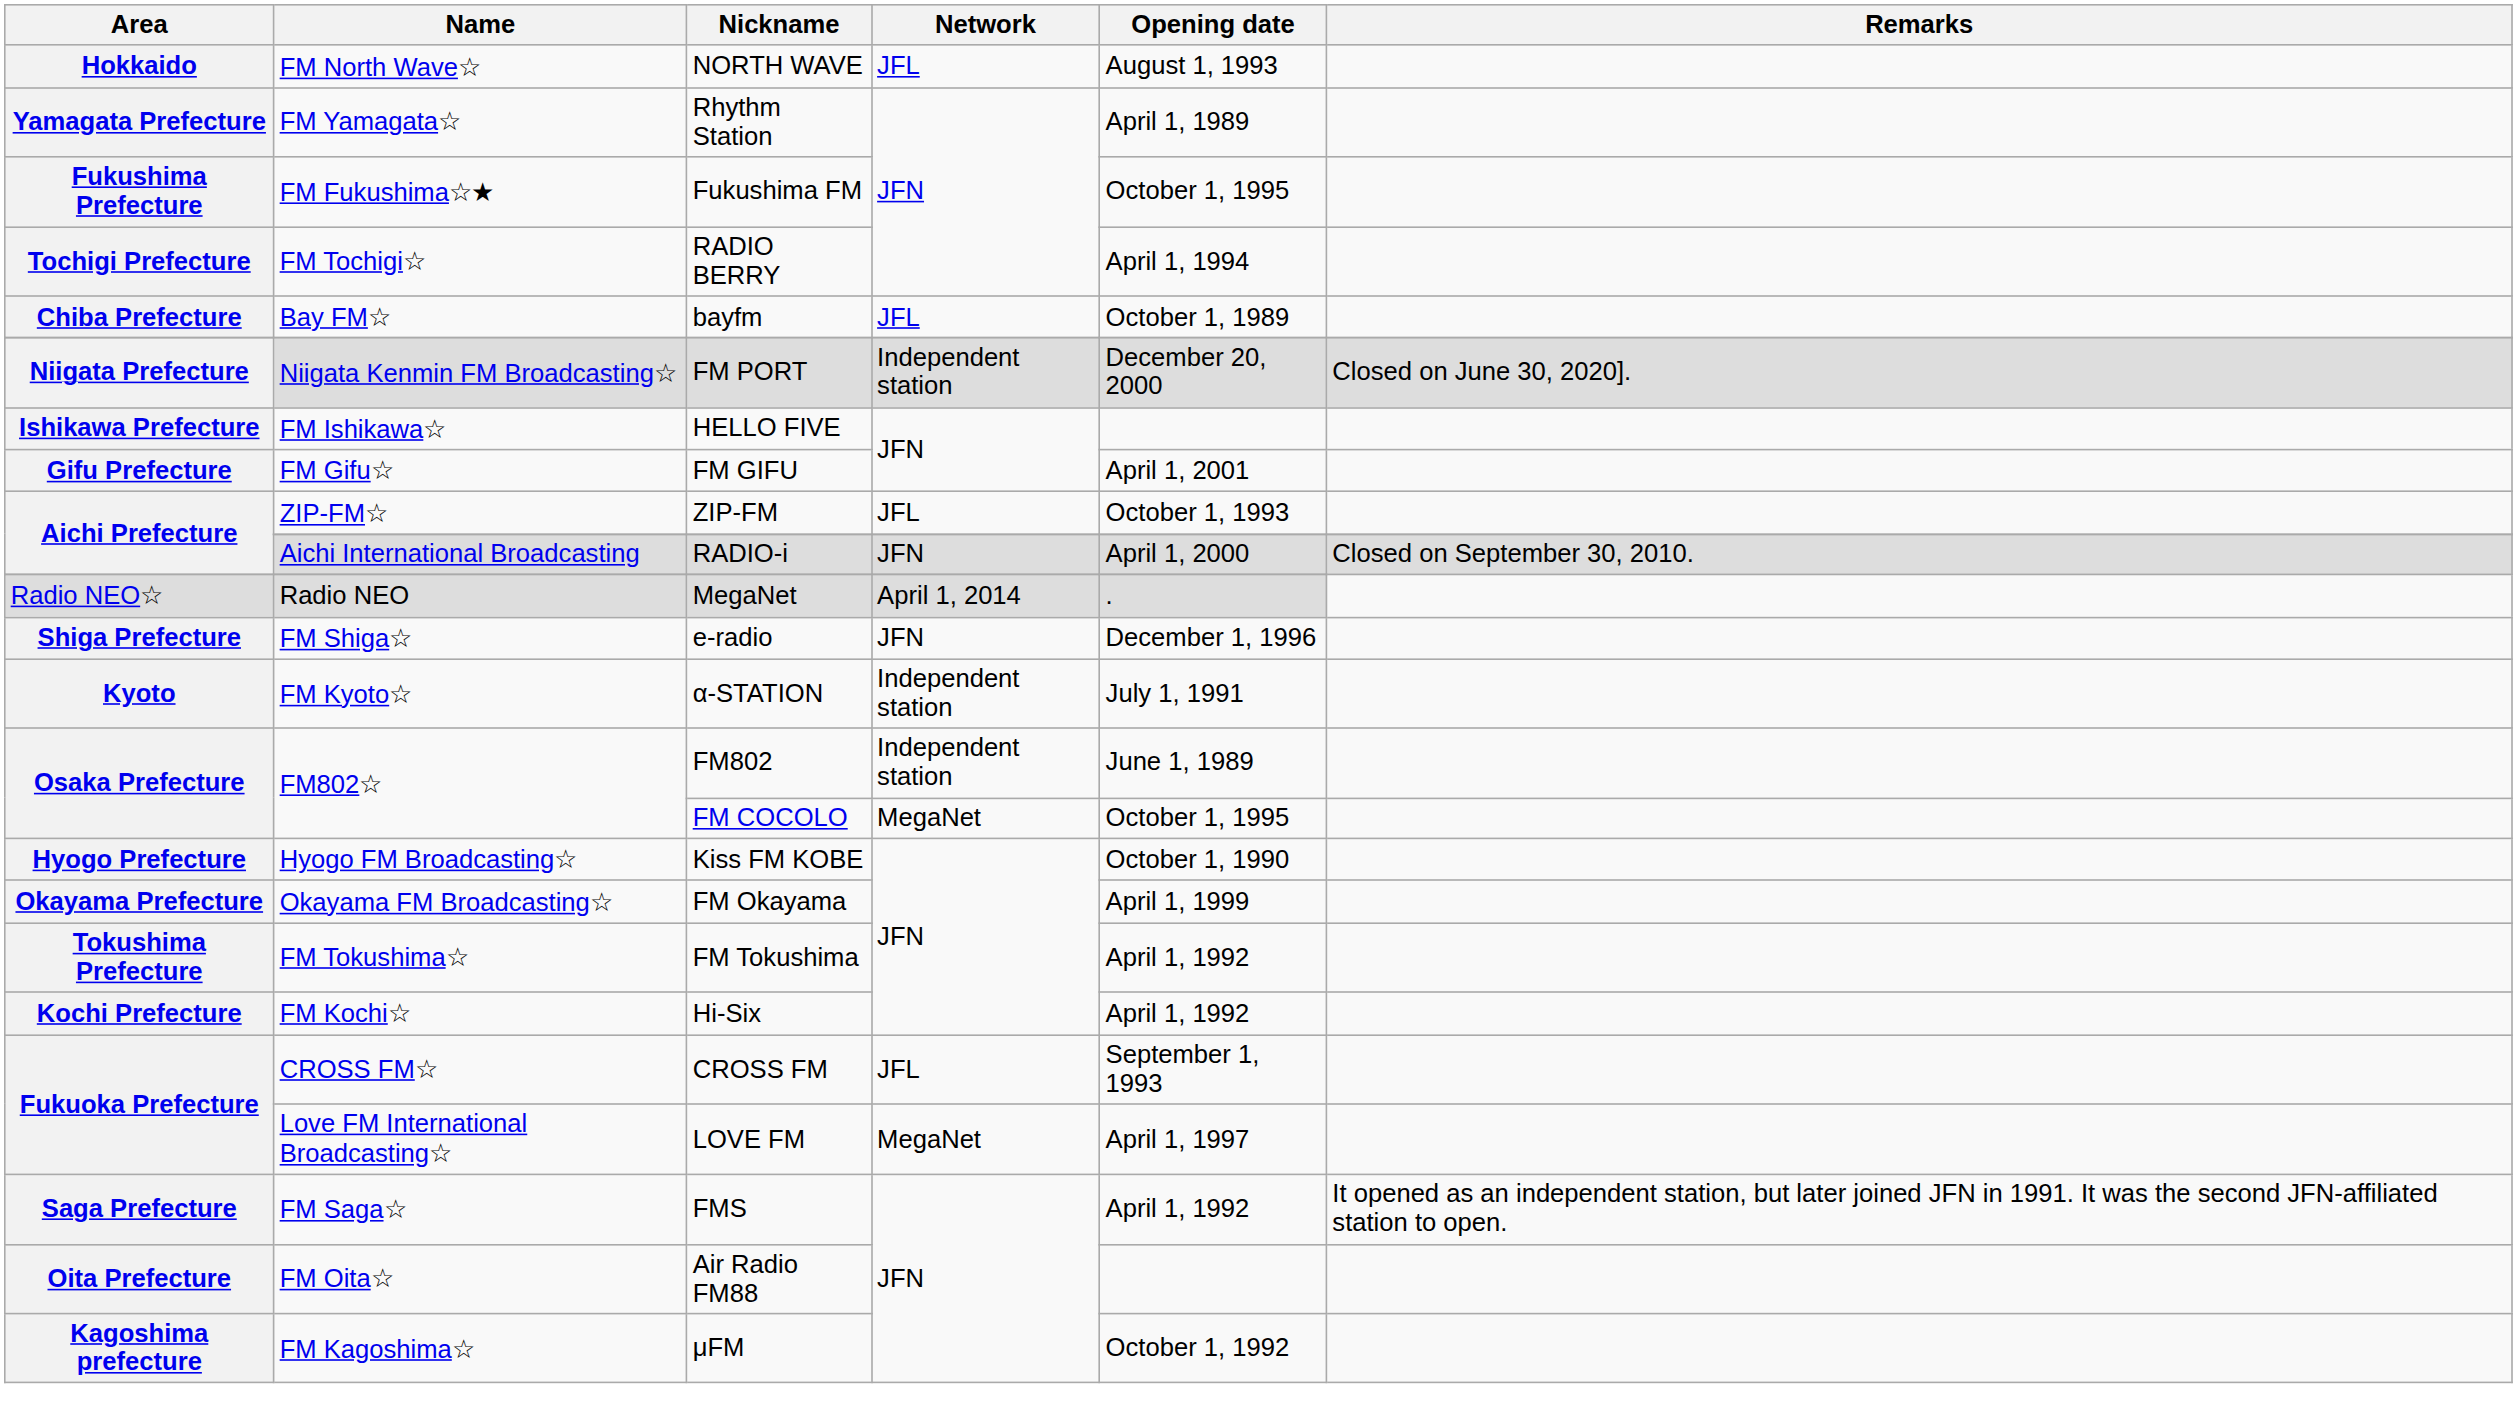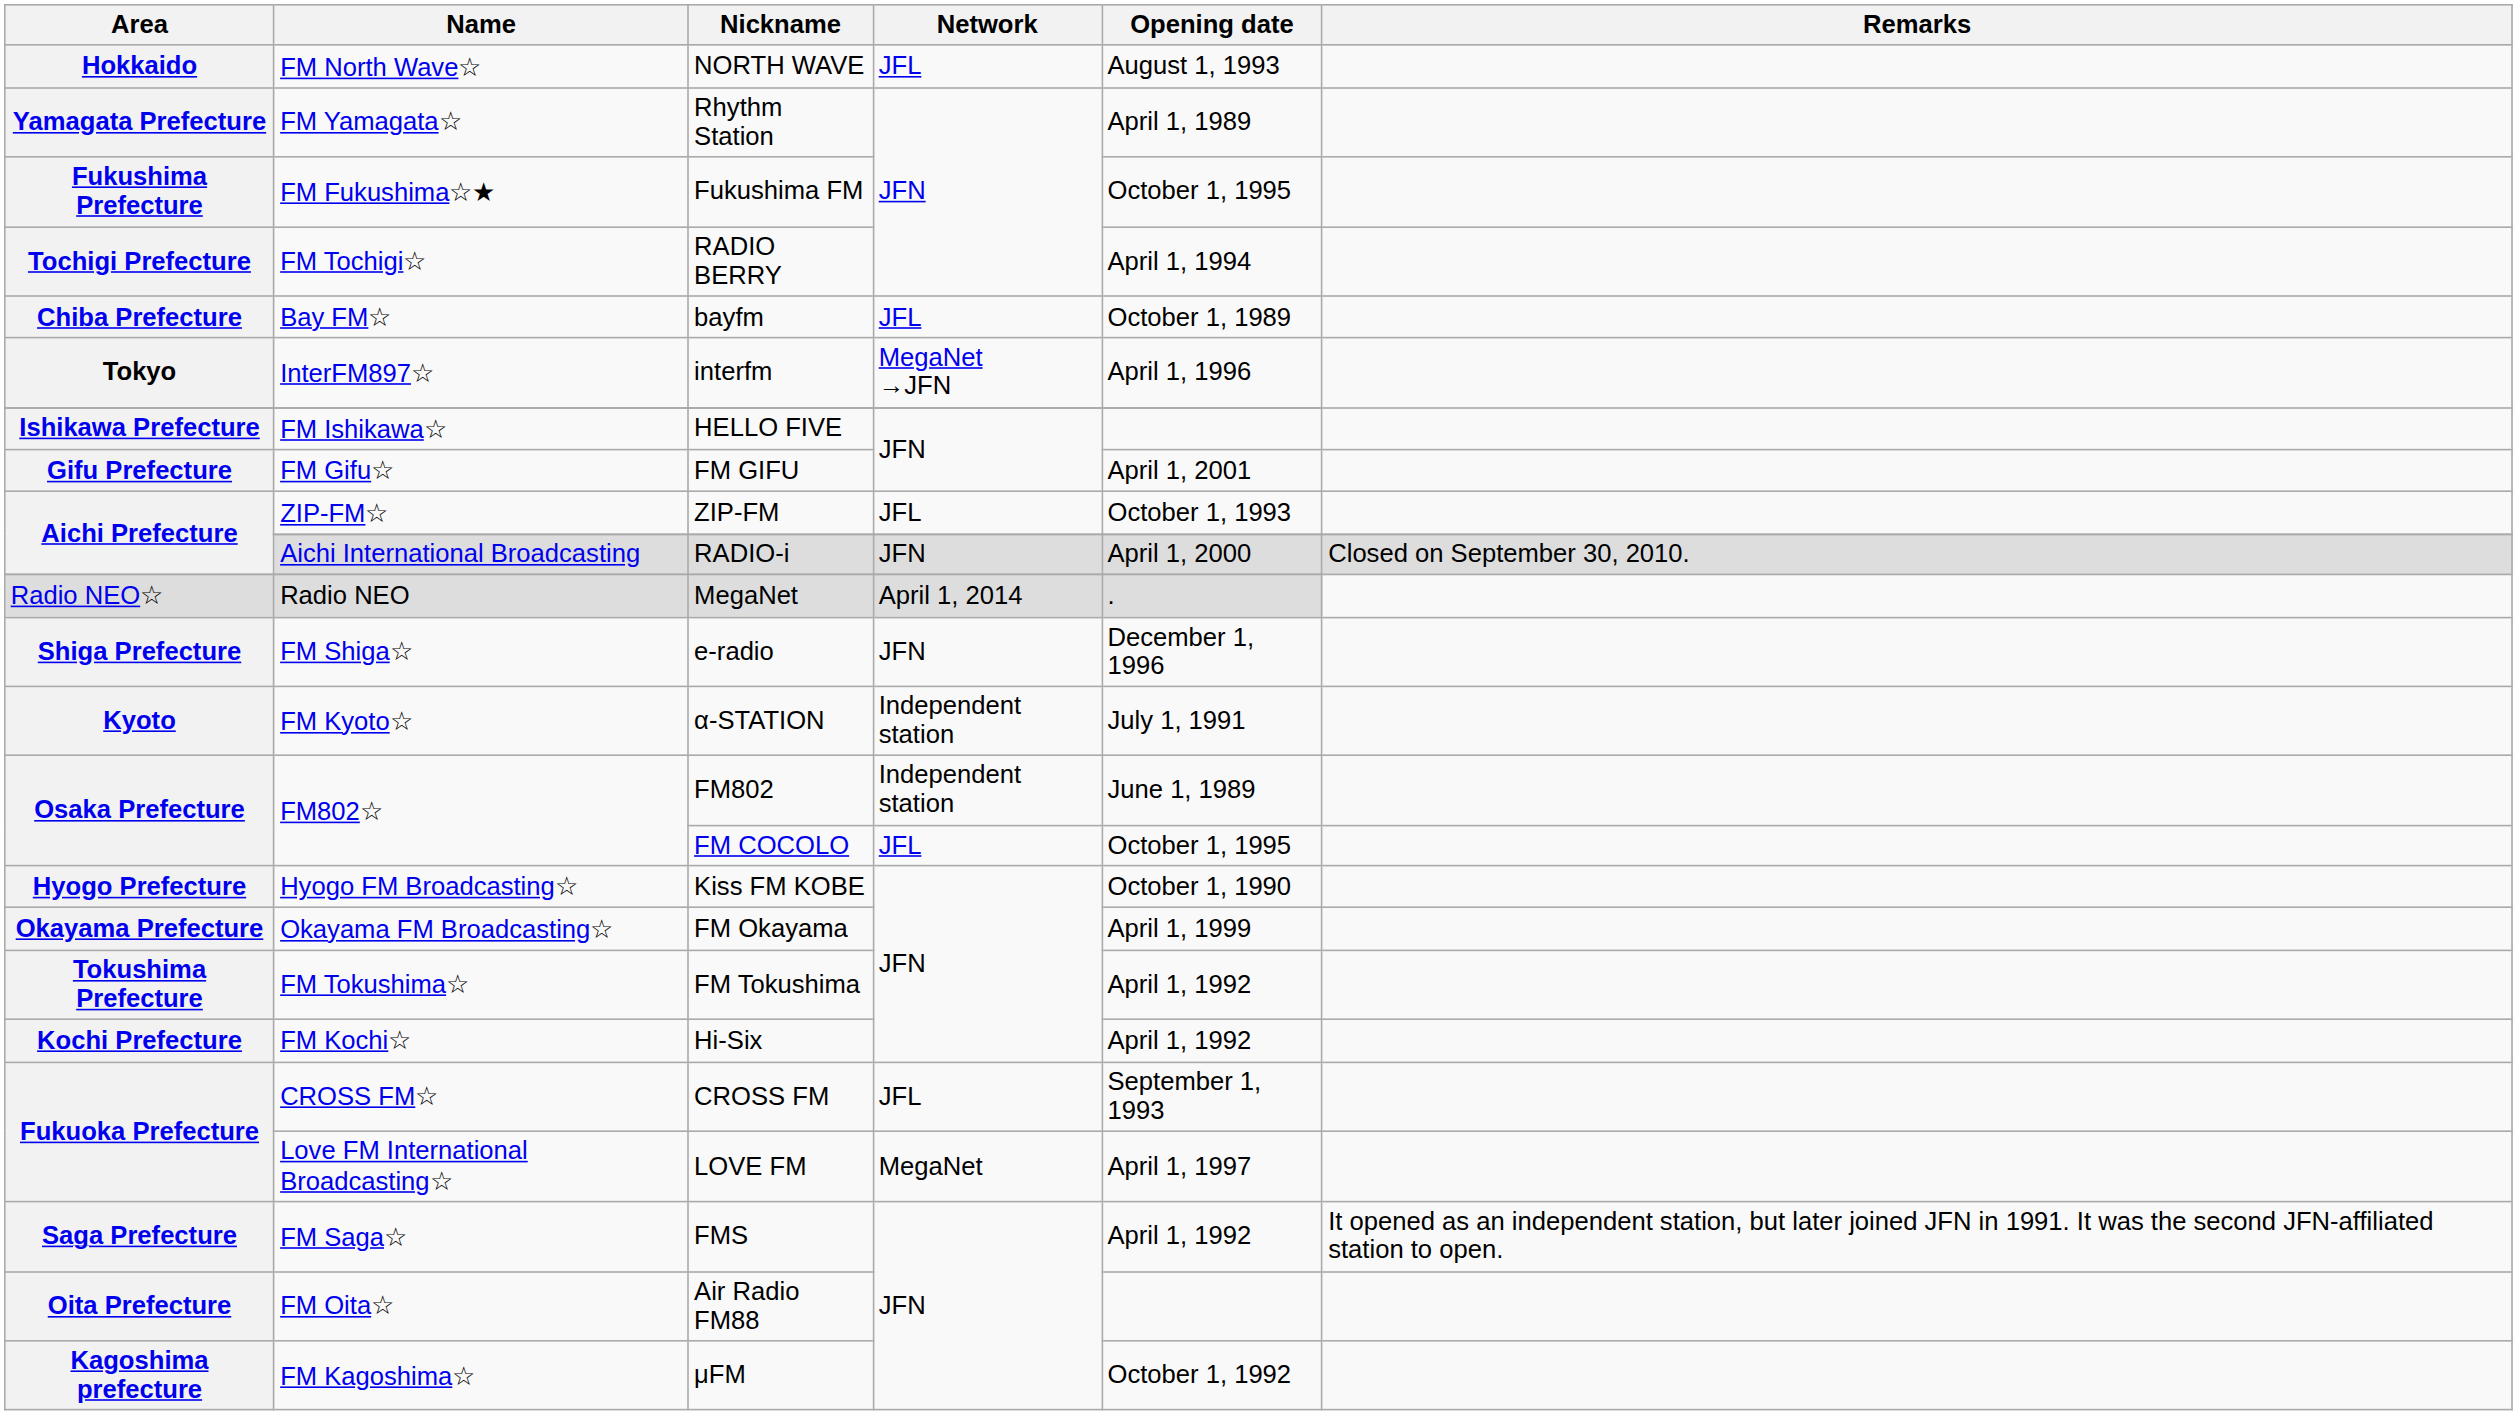+ row: (733, 372)
- row: (750, 372)
(929, 817) MegaNet -> (900, 845) JFL
